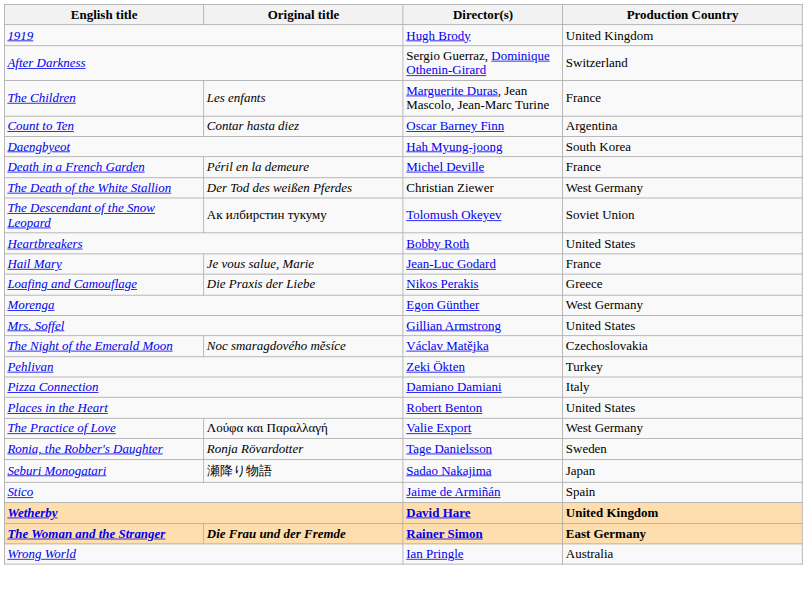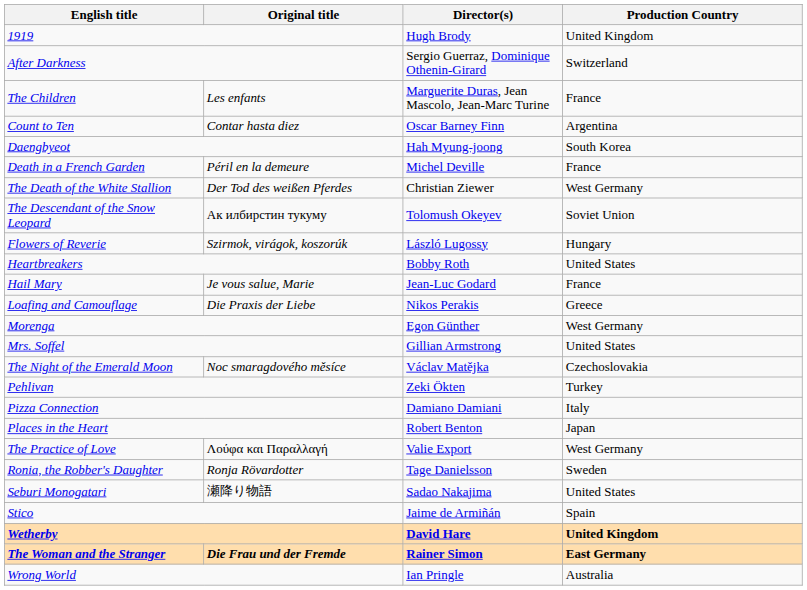+ row: (57, 243)
(601, 407) United States -> (581, 428) Japan
(581, 470) Japan -> (601, 491) United States
